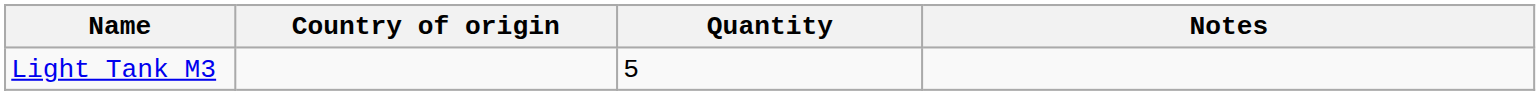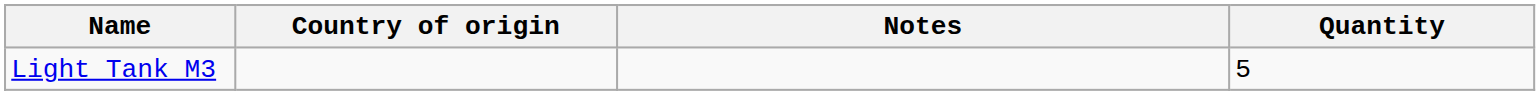columns swapped: (770, 26) <-> (1229, 26)
